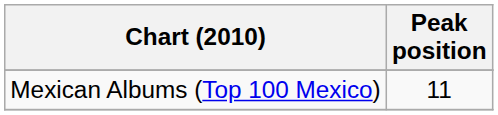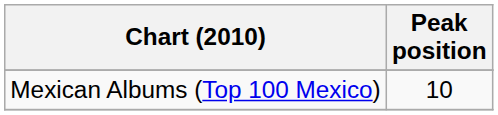(439, 89) 11 -> (439, 89) 10
